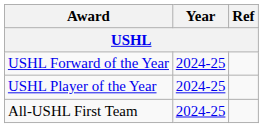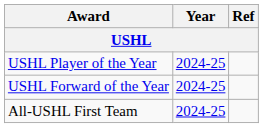rows swapped: (82, 87) <-> (88, 63)
